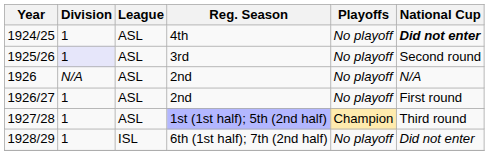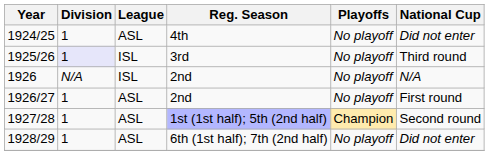(440, 35) bold -> (437, 35) normal
(130, 56) ASL -> (128, 56) ISL
(440, 56) Second round -> (433, 56) Third round
(130, 77) ASL -> (128, 77) ISL
(433, 118) Third round -> (440, 118) Second round
(128, 139) ISL -> (130, 139) ASL
